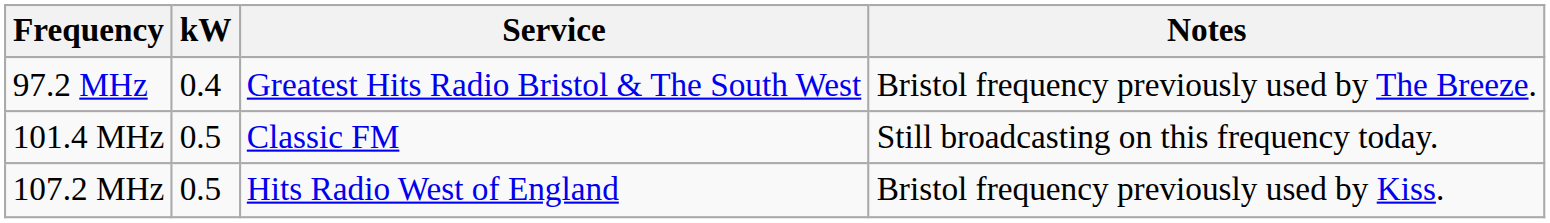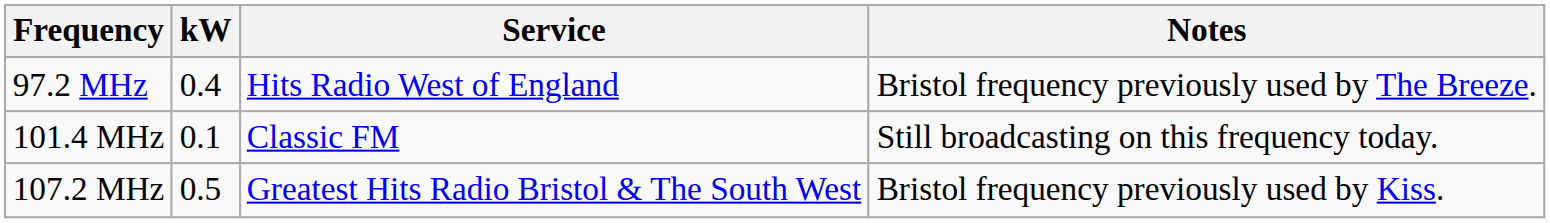(554, 83) Greatest Hits Radio Bristol & The South West -> (433, 83) Hits Radio West of England
(200, 136) 0.5 -> (200, 136) 0.1
(433, 189) Hits Radio West of England -> (554, 189) Greatest Hits Radio Bristol & The South West
